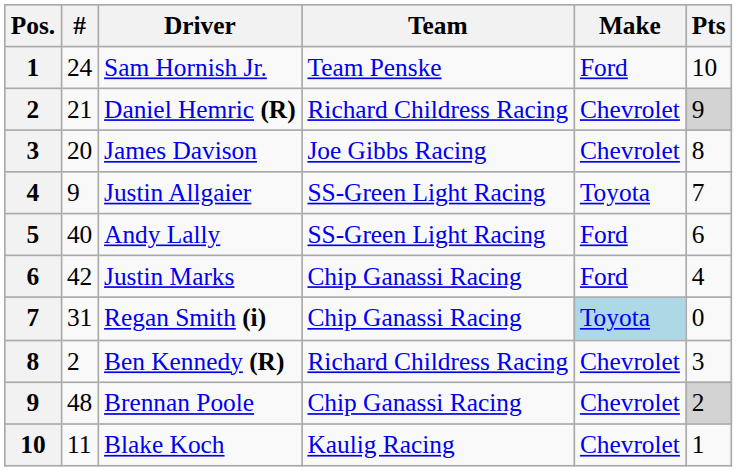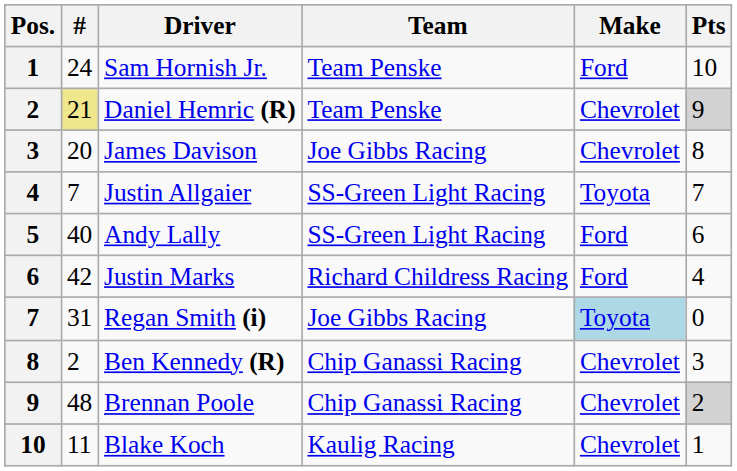(80, 109) no background -> (80, 109) khaki background
(438, 109) Richard Childress Racing -> (375, 109) Team Penske
(73, 193) 9 -> (73, 193) 7
(415, 276) Chip Ganassi Racing -> (438, 276) Richard Childress Racing
(415, 318) Chip Ganassi Racing -> (397, 318) Joe Gibbs Racing
(438, 360) Richard Childress Racing -> (415, 360) Chip Ganassi Racing
